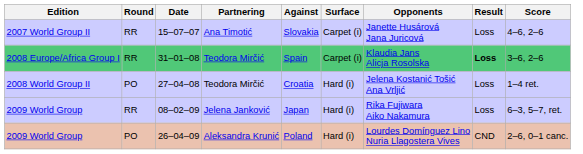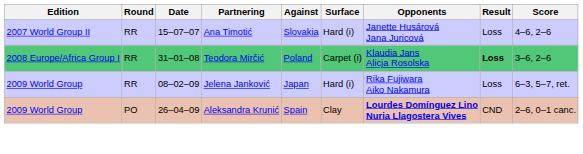(342, 32) Carpet (i) -> (339, 32) Hard (i)
(295, 57) Spain -> (298, 57) Poland
- row: (179, 83)
(298, 135) Poland -> (295, 109) Spain
(339, 135) Hard (i) -> (332, 109) Clay
(418, 135) normal -> (422, 109) bold
